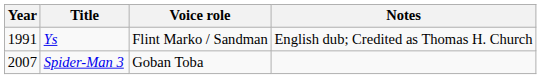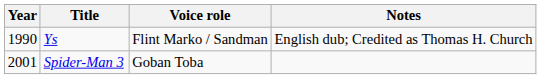(22, 39) 1991 -> (22, 39) 1990
(22, 62) 2007 -> (22, 62) 2001
